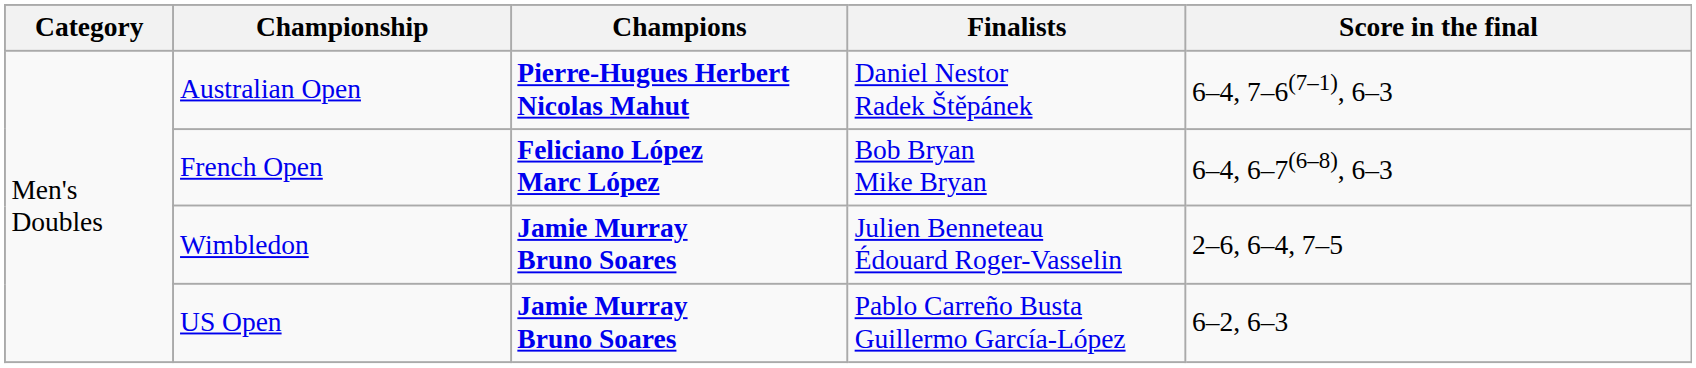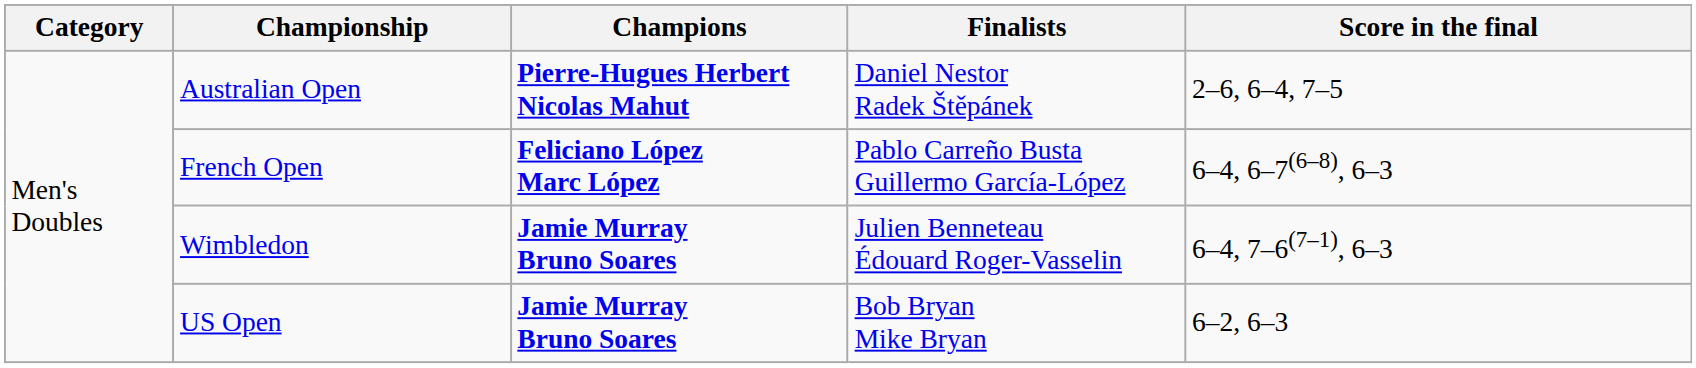(1292, 89) 6–4, 7–6(7–1), 6–3 -> (1268, 89) 2–6, 6–4, 7–5
(921, 167) Bob Bryan Mike Bryan -> (990, 167) Pablo Carreño Busta Guillermo García-López
(1268, 244) 2–6, 6–4, 7–5 -> (1292, 244) 6–4, 7–6(7–1), 6–3
(990, 322) Pablo Carreño Busta Guillermo García-López -> (921, 322) Bob Bryan Mike Bryan
